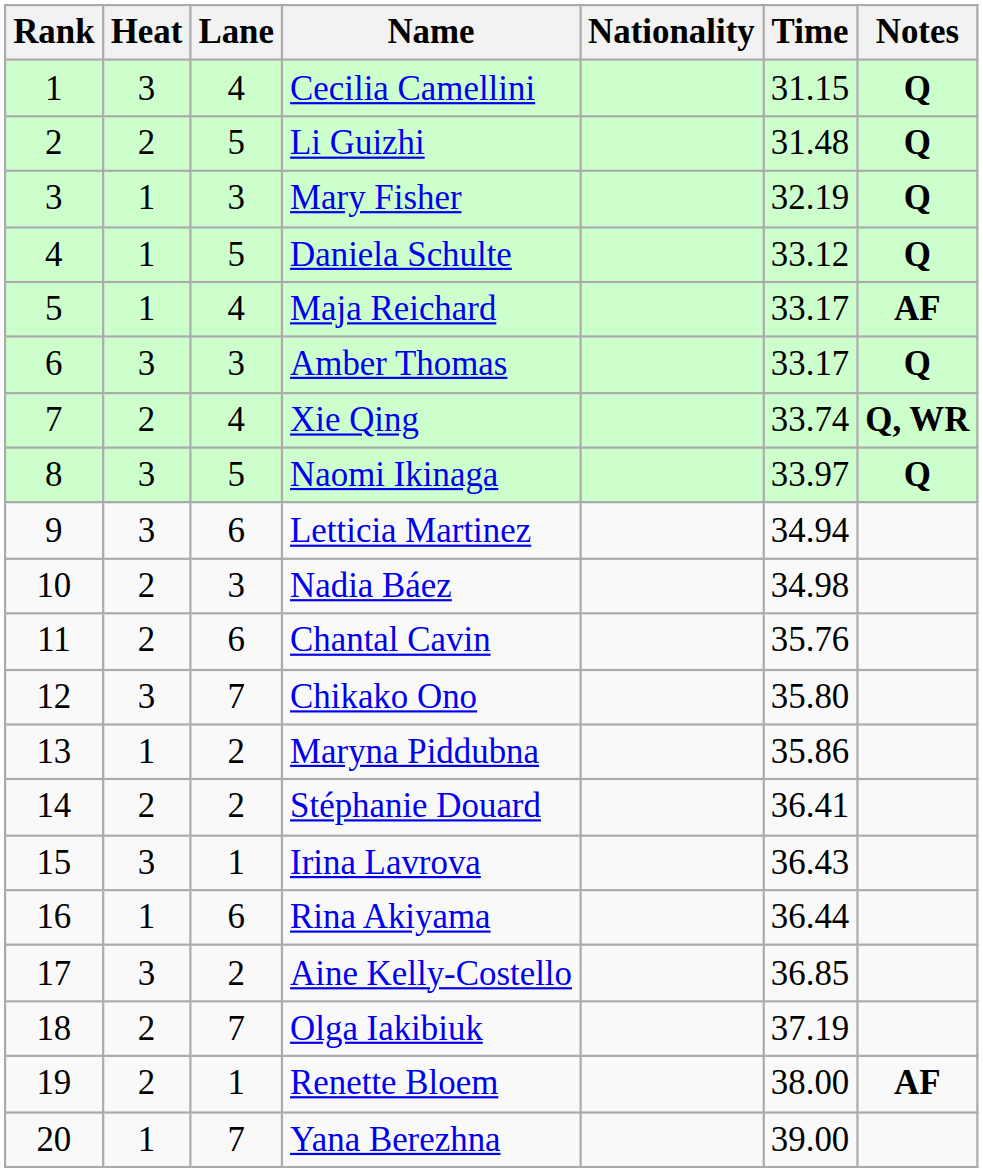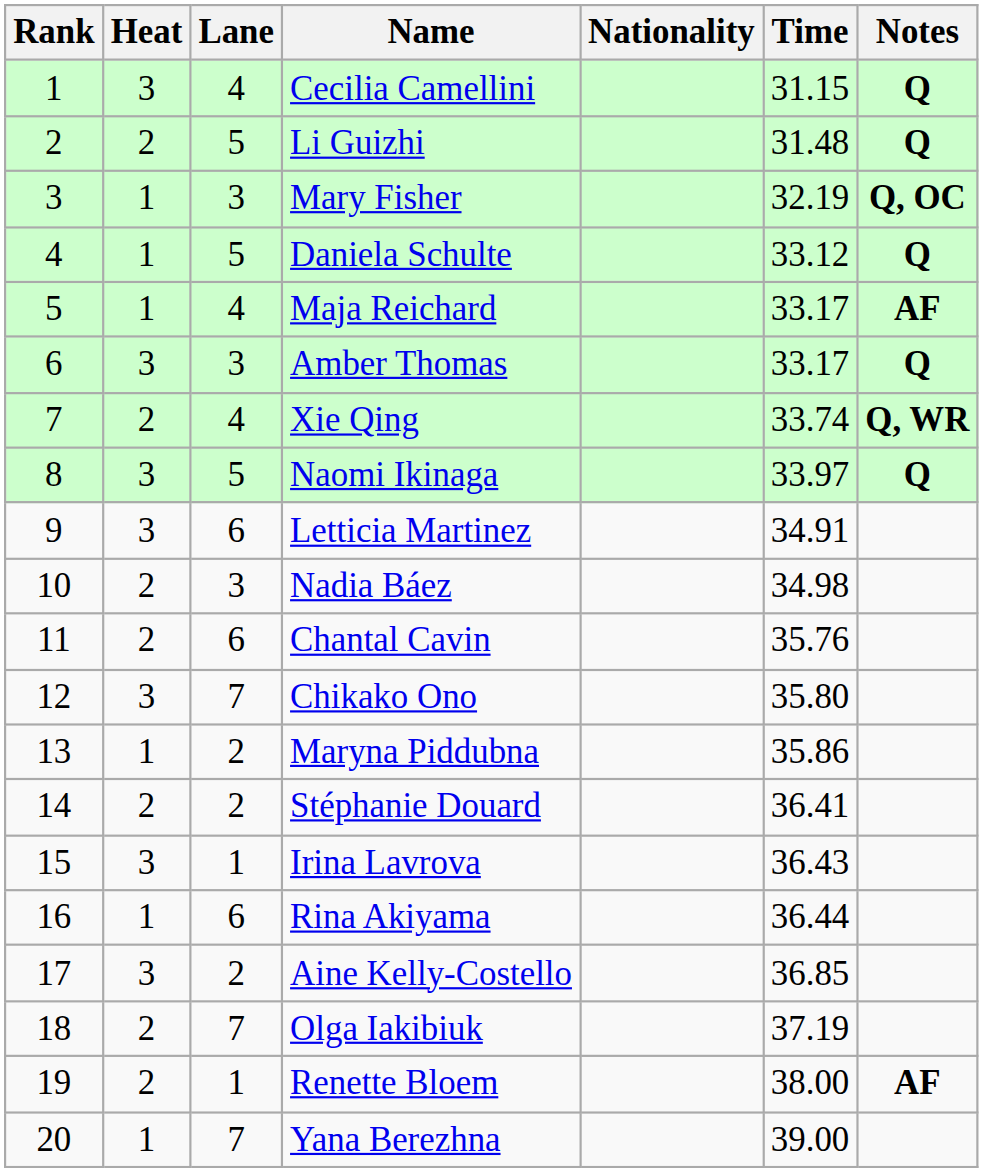(917, 198) Q -> (917, 198) Q, OC
(810, 530) 34.94 -> (810, 530) 34.91
